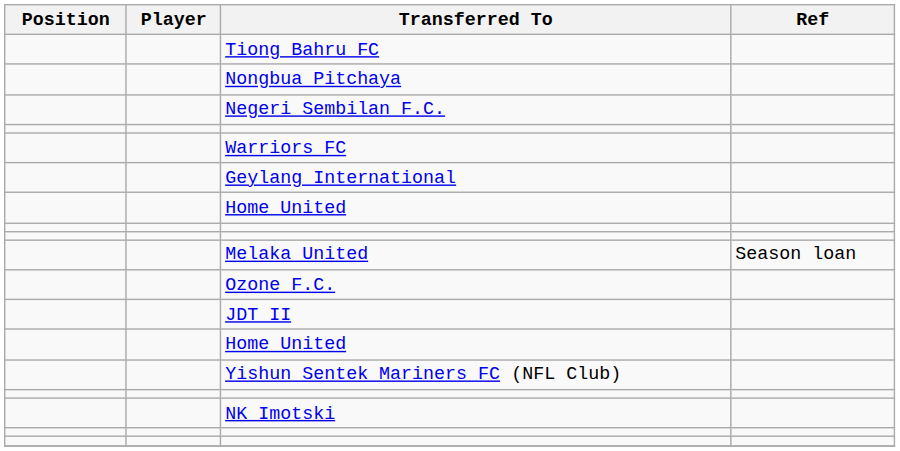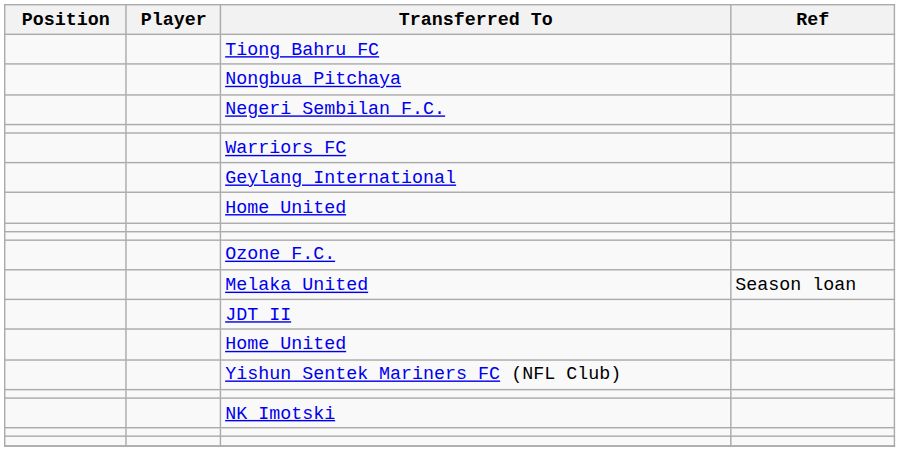rows swapped: (297, 255) <-> (280, 285)
